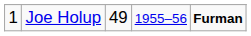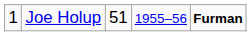(118, 17) 49 -> (118, 17) 51
